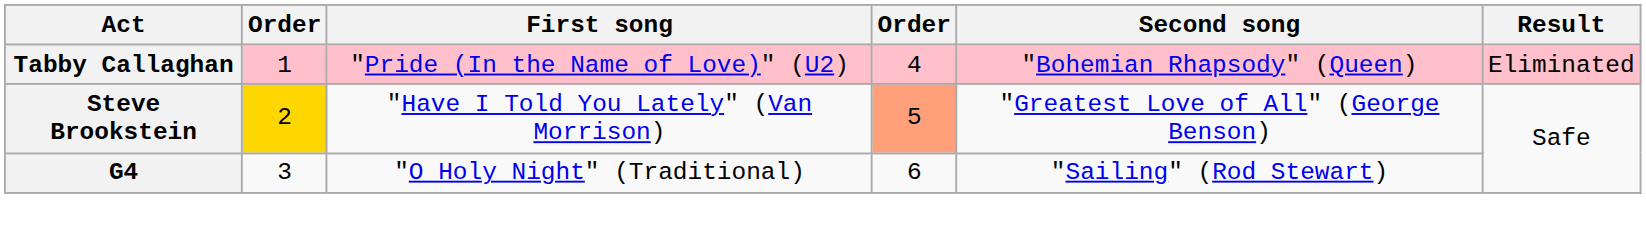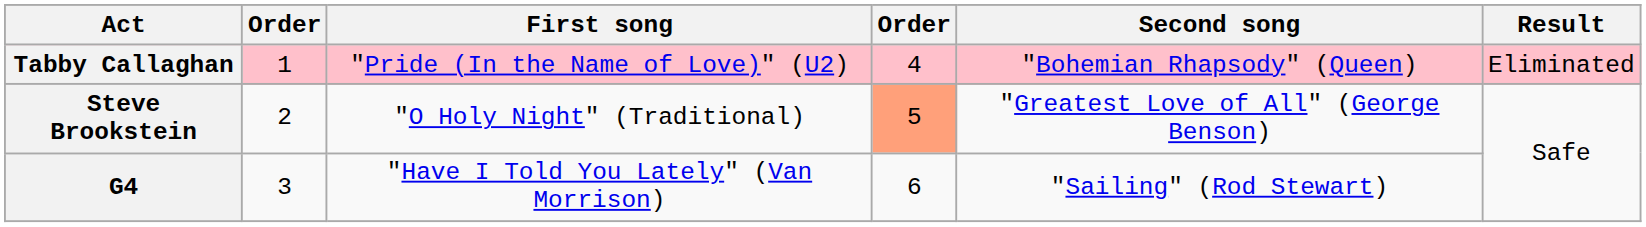(285, 119) gold background -> (285, 119) no background
(599, 119) "Have I Told You Lately" (Van Morrison) -> (599, 119) "O Holy Night" (Traditional)
(599, 173) "O Holy Night" (Traditional) -> (599, 187) "Have I Told You Lately" (Van Morrison)
